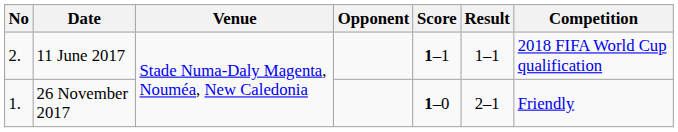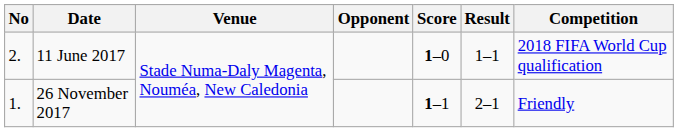(437, 55) 1–1 -> (437, 55) 1–0
(437, 103) 1–0 -> (437, 103) 1–1
